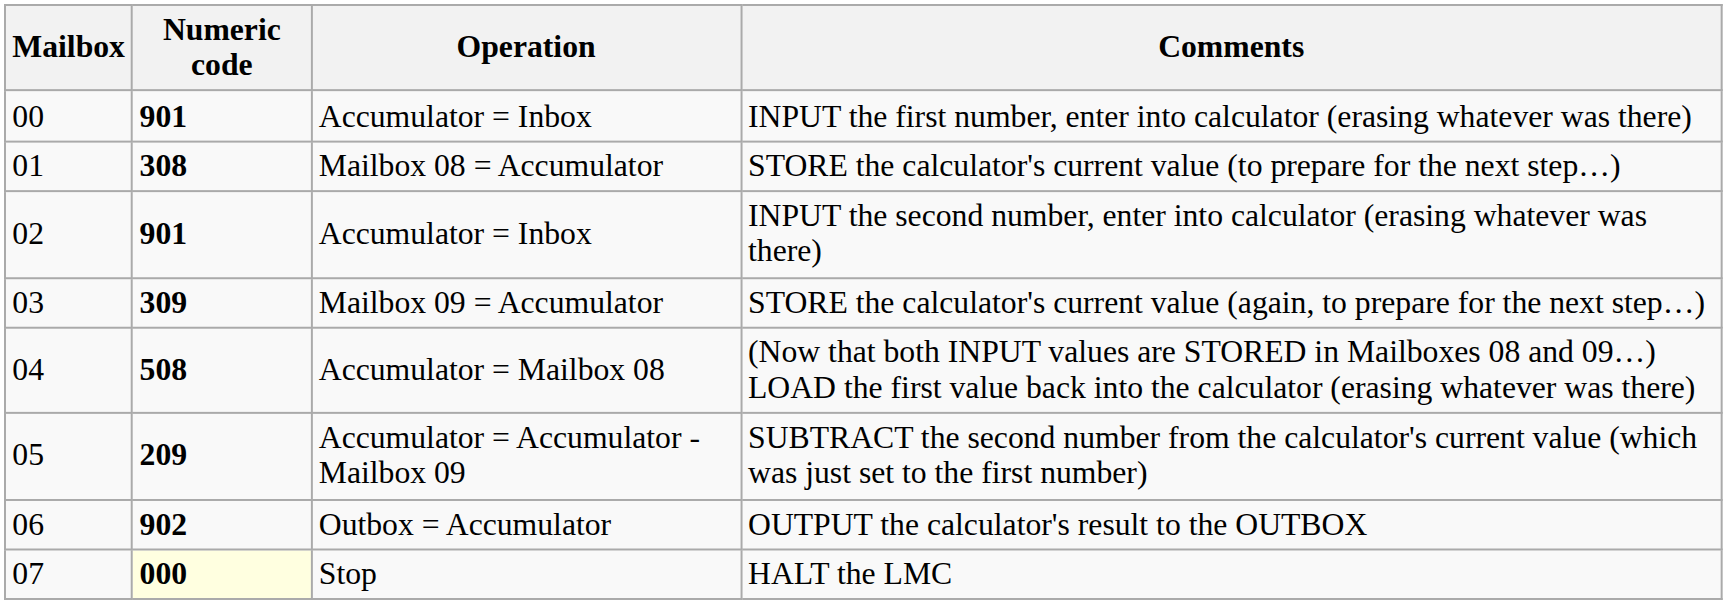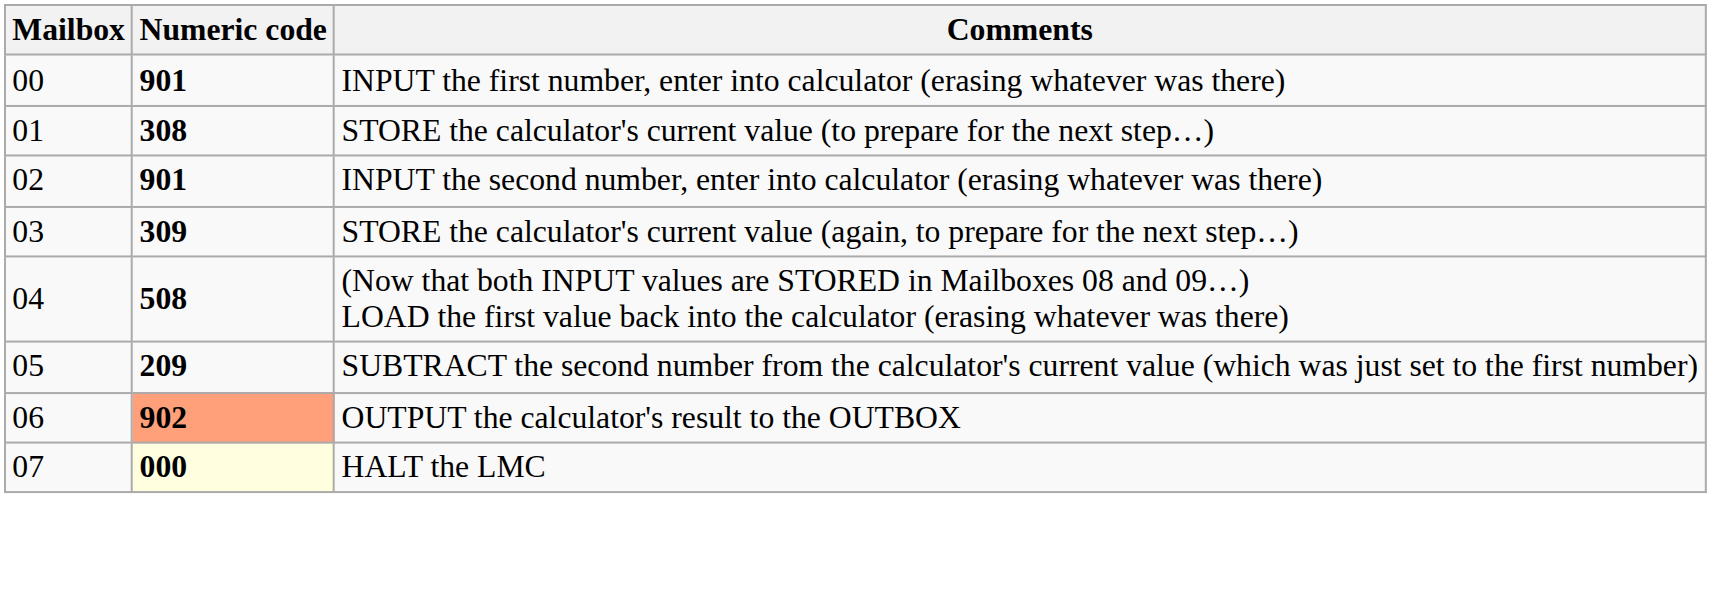- column: (526, 47)
(163, 523) no background -> (163, 416) lightsalmon background
